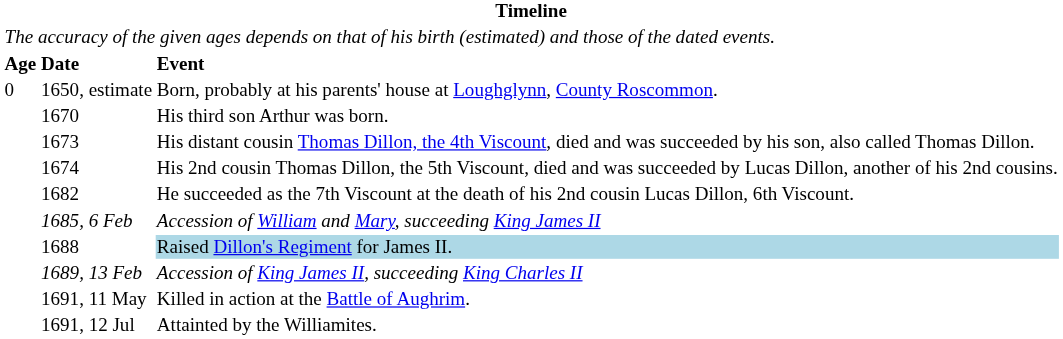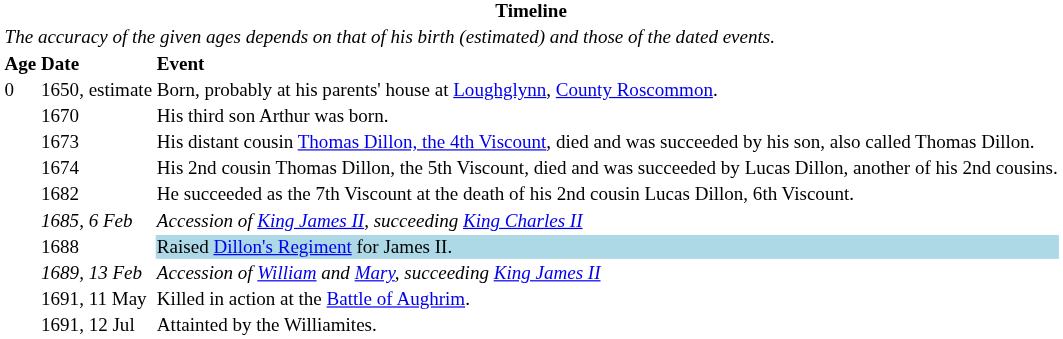(379, 220) Accession of William and Mary, succeeding King James II -> (370, 220) Accession of King James II, succeeding King Charles II
(370, 272) Accession of King James II, succeeding King Charles II -> (379, 272) Accession of William and Mary, succeeding King James II
